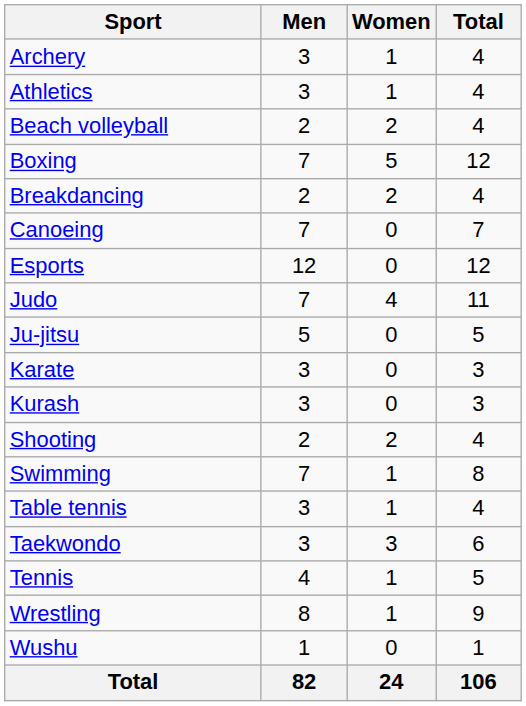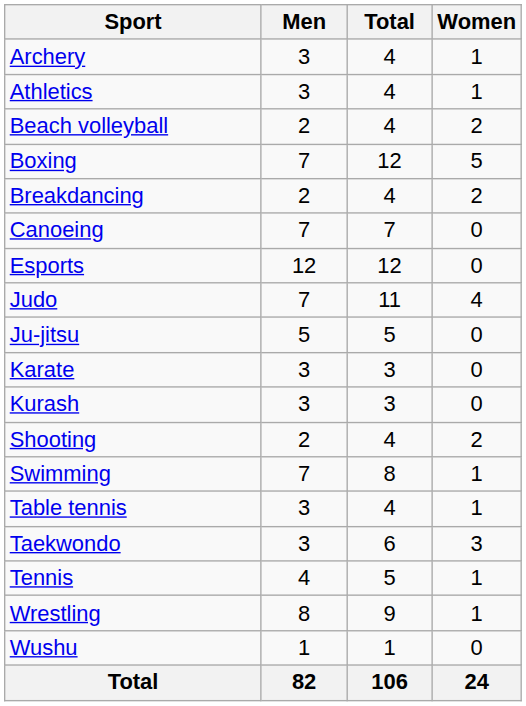columns swapped: (391, 21) <-> (478, 21)
